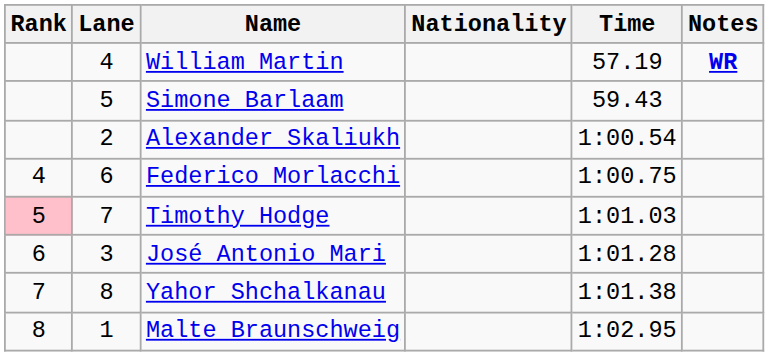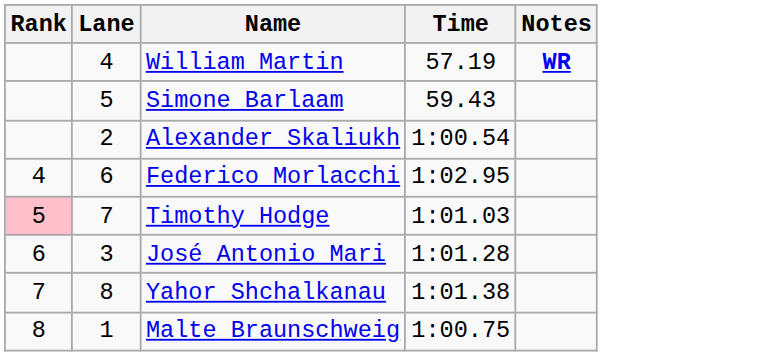- column: (489, 24)
(627, 177) 1:00.75 -> (461, 177) 1:02.95
(627, 331) 1:02.95 -> (461, 331) 1:00.75
